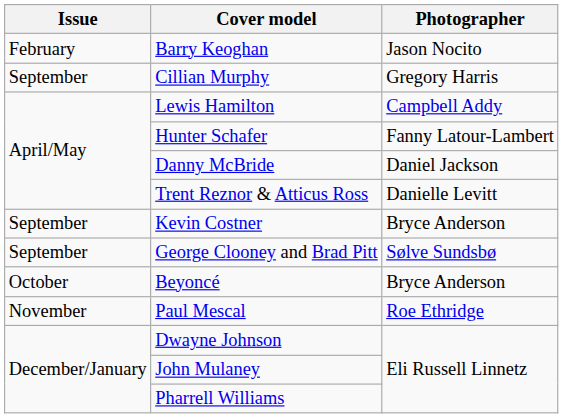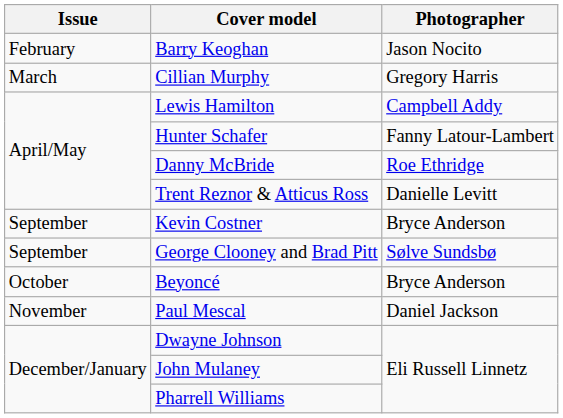(48, 77) September -> (33, 77) March
(442, 164) Daniel Jackson -> (435, 164) Roe Ethridge
(435, 310) Roe Ethridge -> (442, 310) Daniel Jackson
